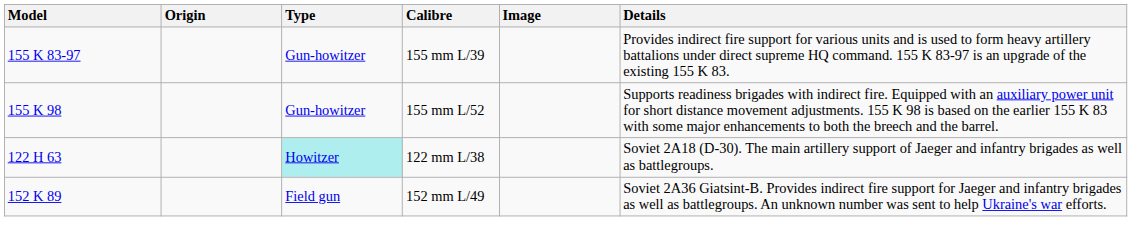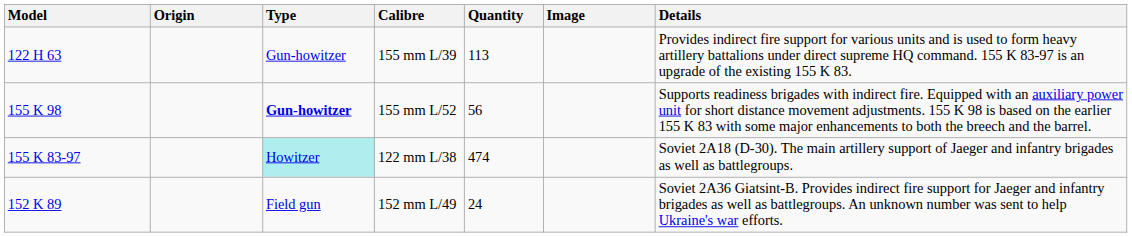+ column: (495, 15)
(44, 54) 155 K 83-97 -> (35, 54) 122 H 63
(325, 110) normal -> (309, 110) bold
(35, 157) 122 H 63 -> (44, 157) 155 K 83-97
